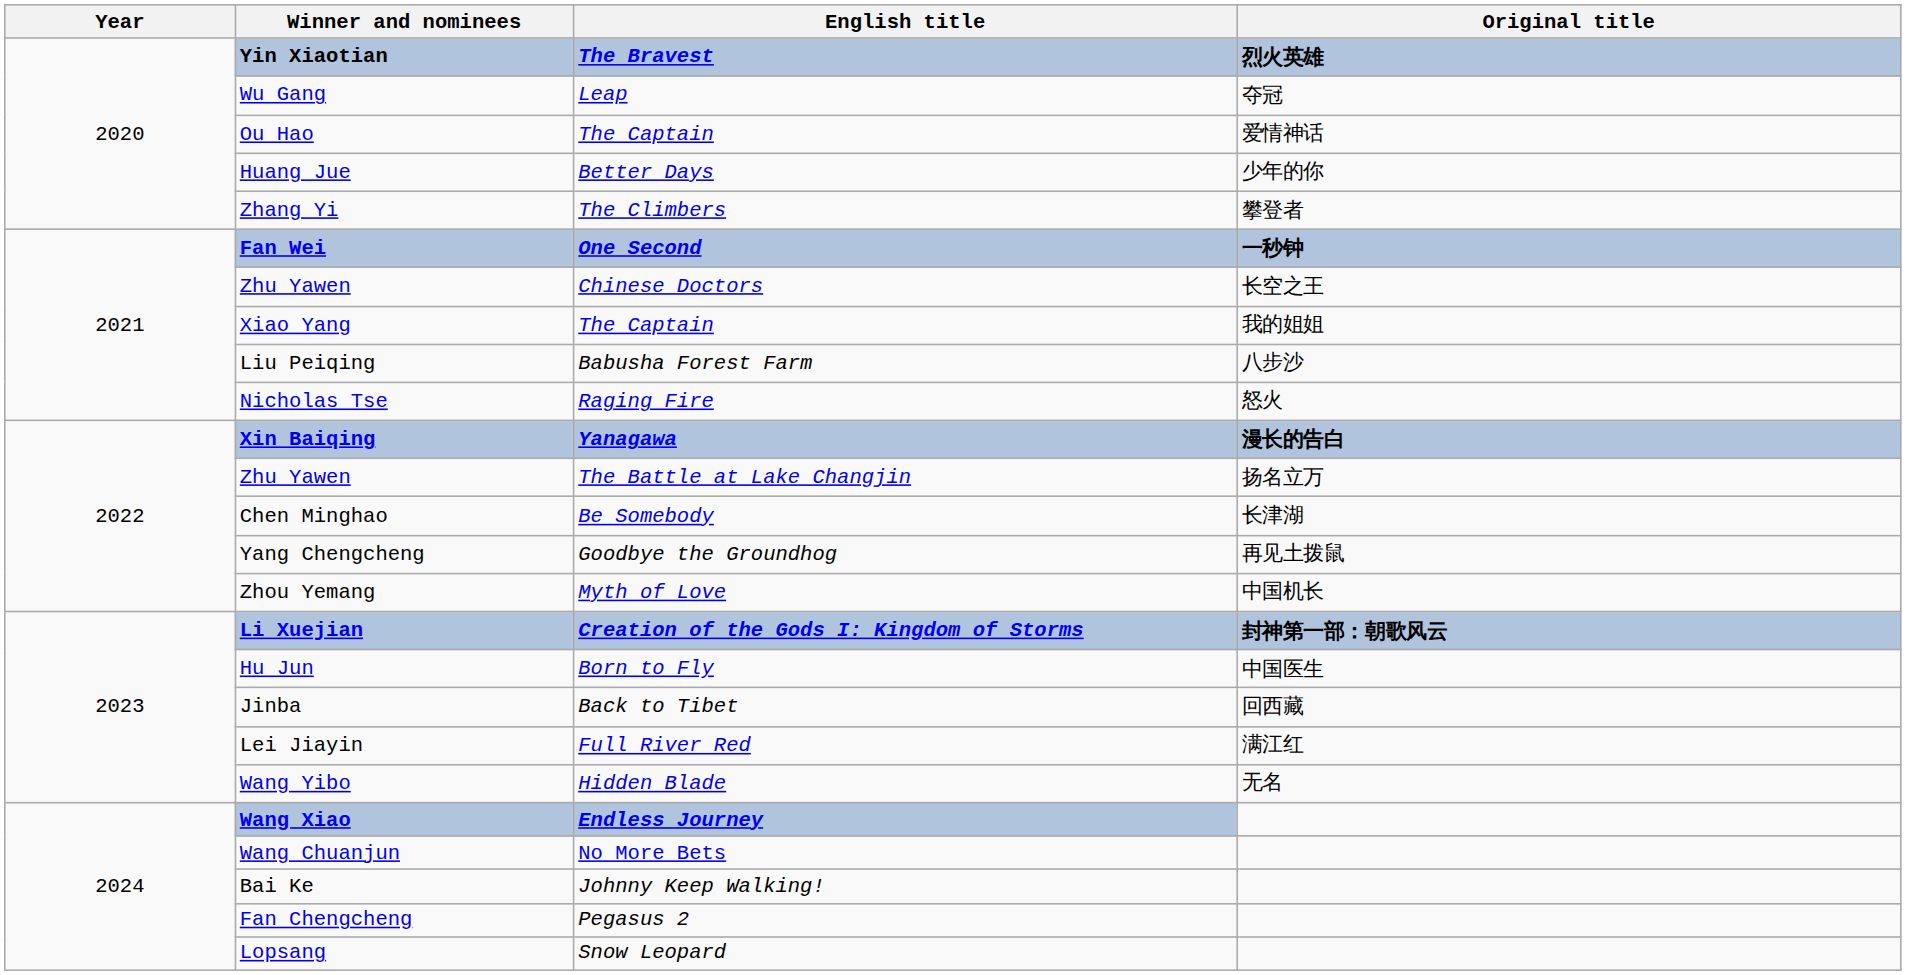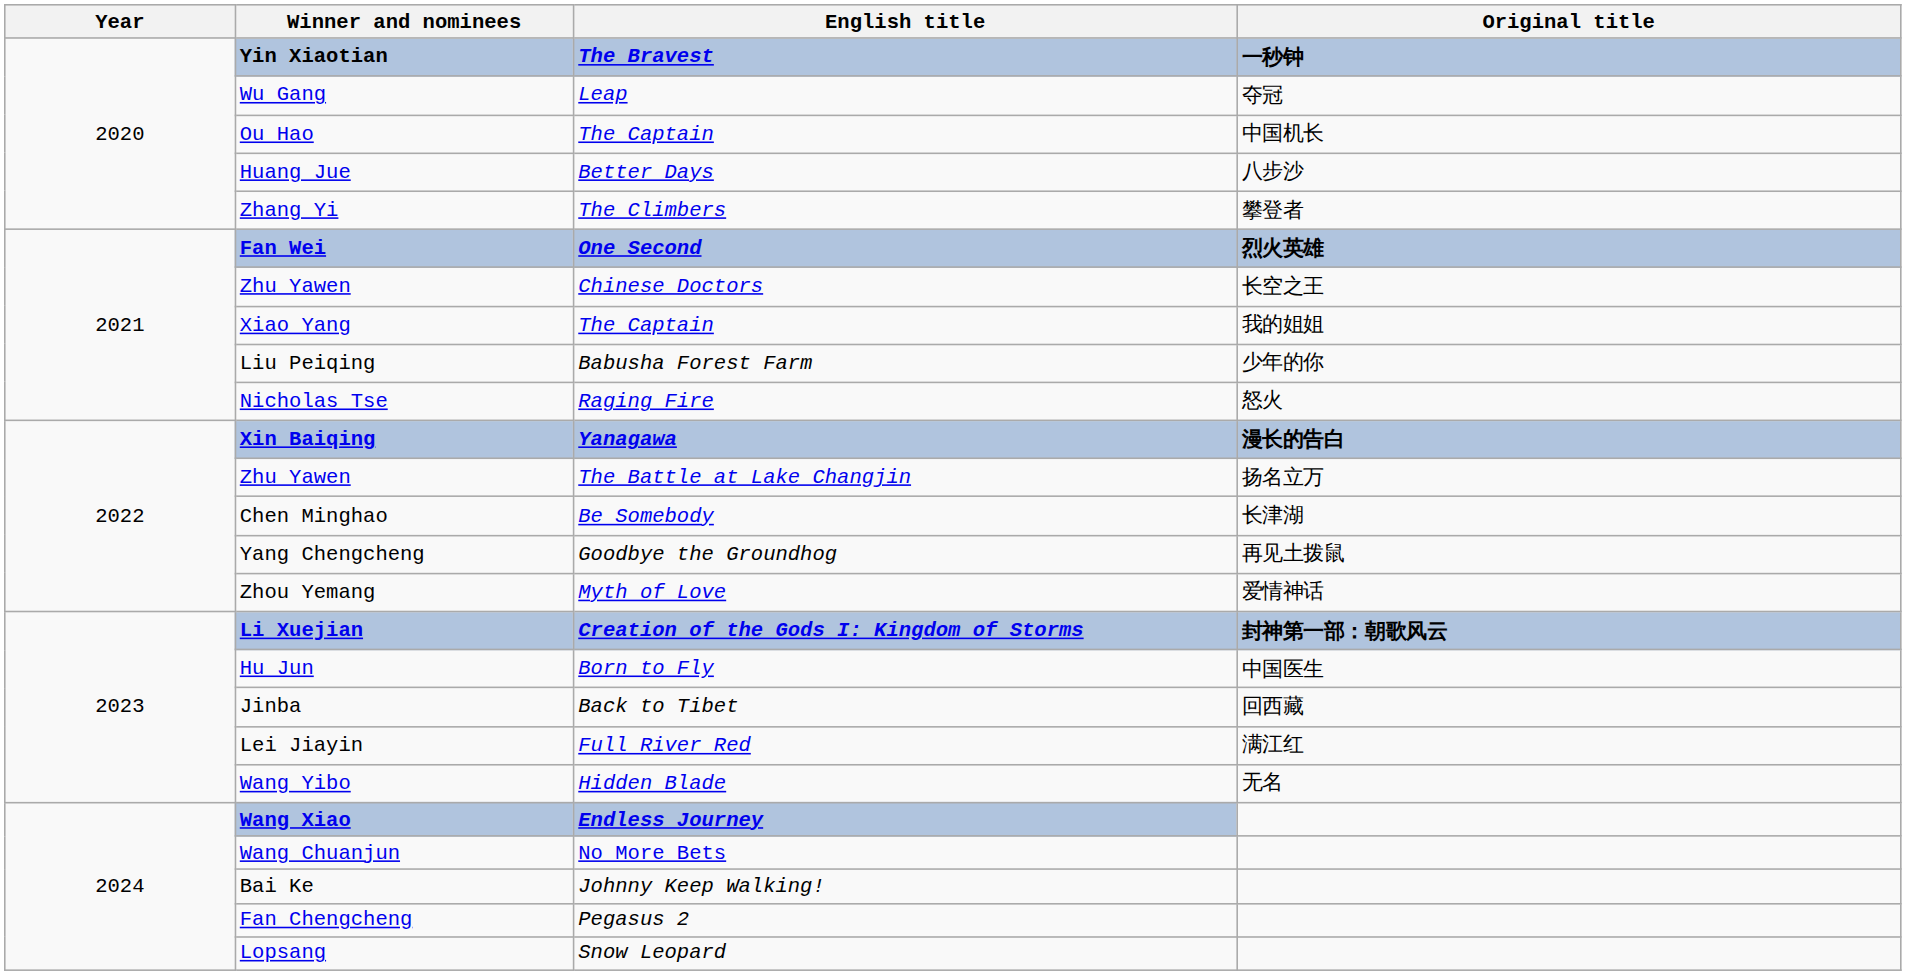(1283, 58) 烈火英雄 -> (1273, 58) 一秒钟
(1283, 135) 爱情神话 -> (1283, 135) 中国机长
(1283, 173) 少年的你 -> (1273, 173) 八步沙
(1273, 249) 一秒钟 -> (1283, 249) 烈火英雄
(1273, 364) 八步沙 -> (1283, 364) 少年的你
(1283, 593) 中国机长 -> (1283, 593) 爱情神话
